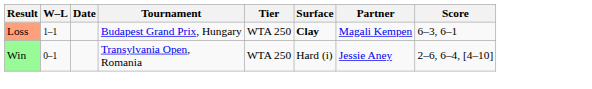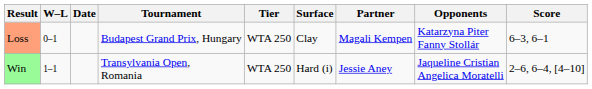+ column: (461, 13)
(50, 32) 1–1 -> (50, 38) 0–1
(308, 31) bold -> (307, 37) normal
(50, 56) 0–1 -> (50, 69) 1–1
